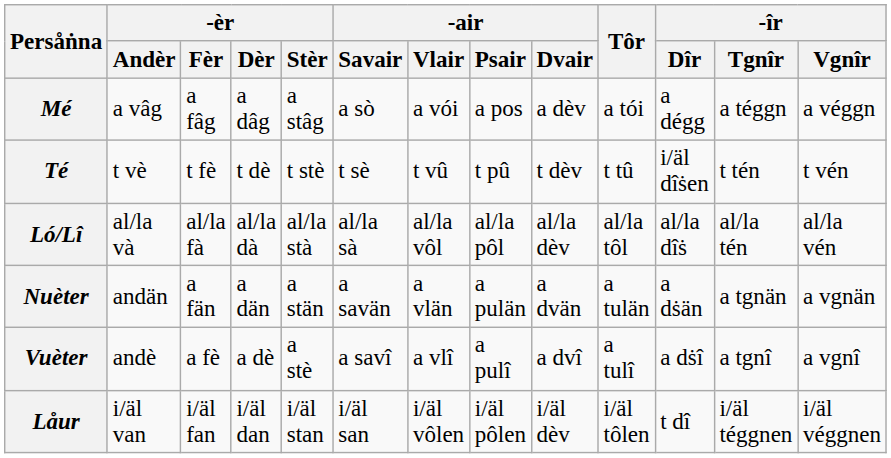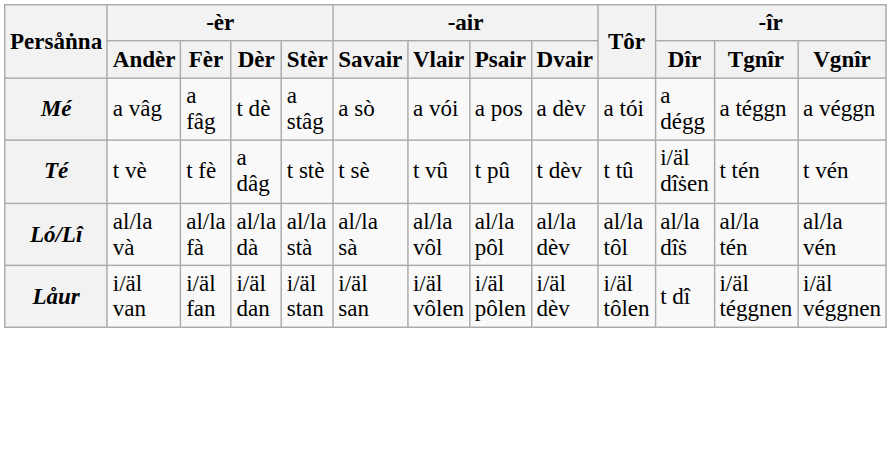(253, 108) a dâg -> (253, 108) t dè
(253, 171) t dè -> (253, 171) a dâg
- row: (56, 296)
- row: (56, 358)
